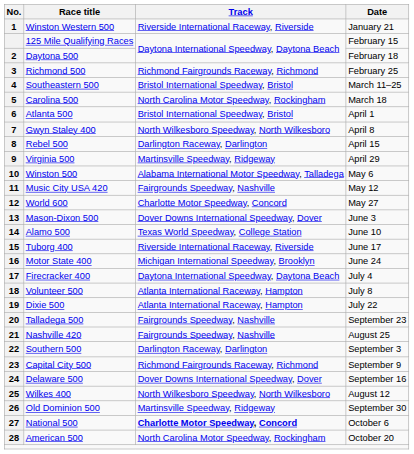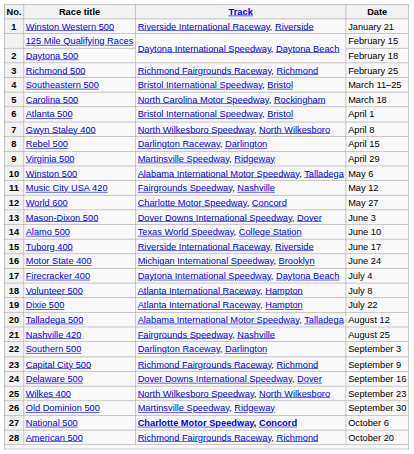(206, 320) Fairgrounds Speedway, Nashville -> (241, 320) Alabama International Motor Speedway, Talladega
(377, 320) September 23 -> (369, 320) August 12
(369, 393) August 12 -> (377, 393) September 23
(232, 437) North Carolina Motor Speedway, Rockingham -> (228, 437) Richmond Fairgrounds Raceway, Richmond
